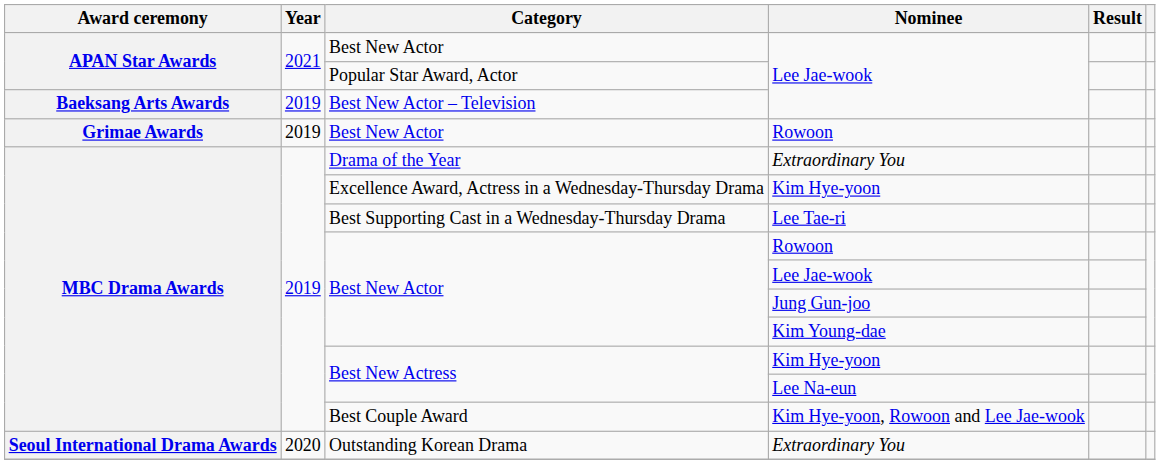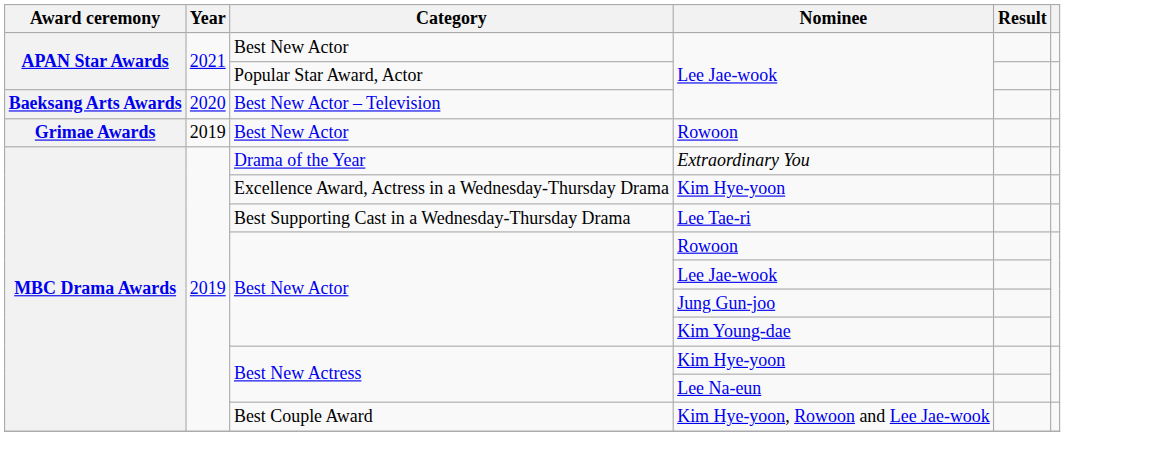(303, 103) 2019 -> (208, 103) 2020
- row: (428, 445)
